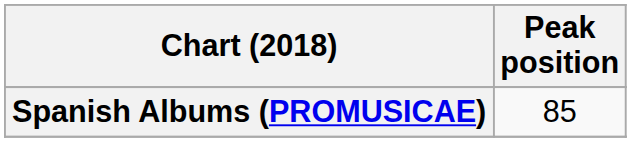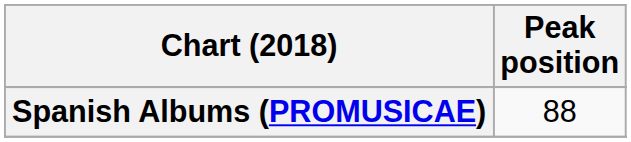(560, 111) 85 -> (560, 111) 88
